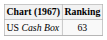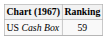(82, 27) 63 -> (82, 27) 59
